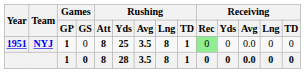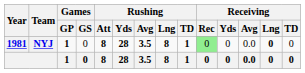(17, 44) 1951 -> (17, 44) 1981
(124, 44) 25 -> (124, 44) 28
(271, 44) normal -> (271, 44) bold
